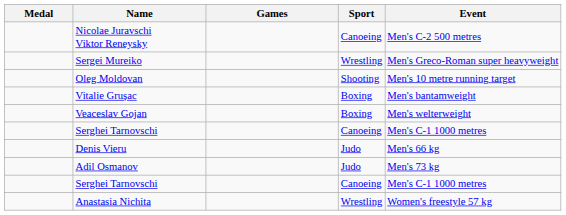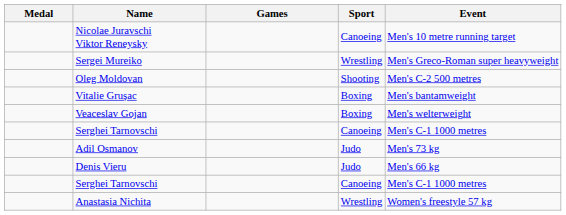(434, 37) Men's C-2 500 metres -> (451, 37) Men's 10 metre running target
(451, 78) Men's 10 metre running target -> (434, 78) Men's C-2 500 metres
rows swapped: (101, 148) <-> (107, 166)
